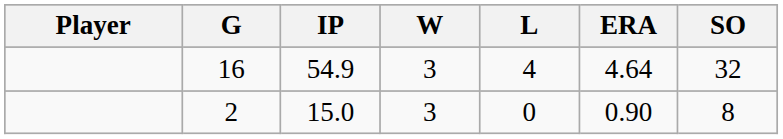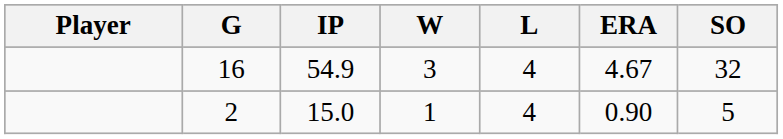(629, 68) 4.64 -> (629, 68) 4.67
(430, 111) 3 -> (430, 111) 1
(529, 111) 0 -> (529, 111) 4
(728, 111) 8 -> (728, 111) 5
